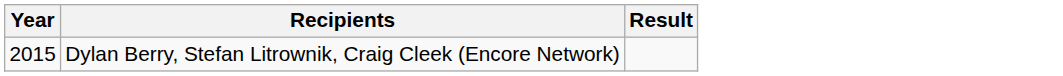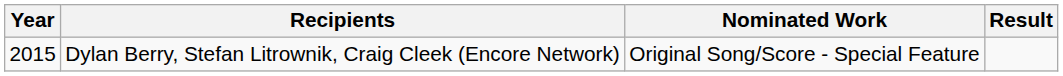+ column: (805, 20)
